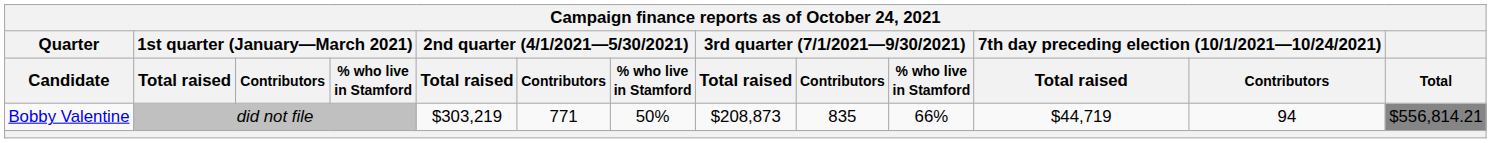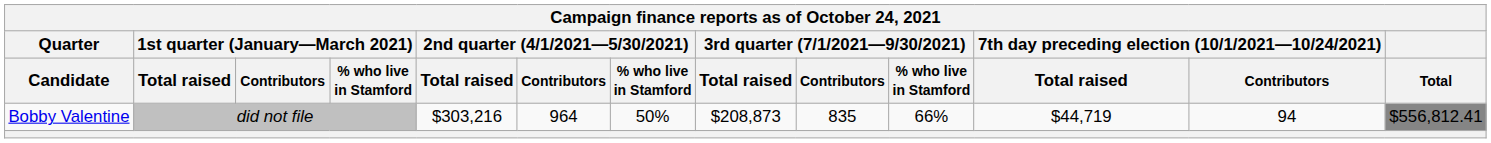(467, 116) $303,219 -> (467, 116) $303,216
(564, 116) 771 -> (564, 116) 964
(1436, 116) $556,814.21 -> (1436, 116) $556,812.41
